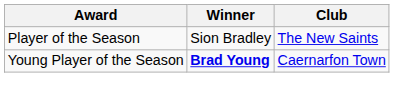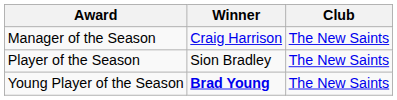+ row: (82, 38)
(332, 60) Caernarfon Town -> (339, 83) The New Saints
